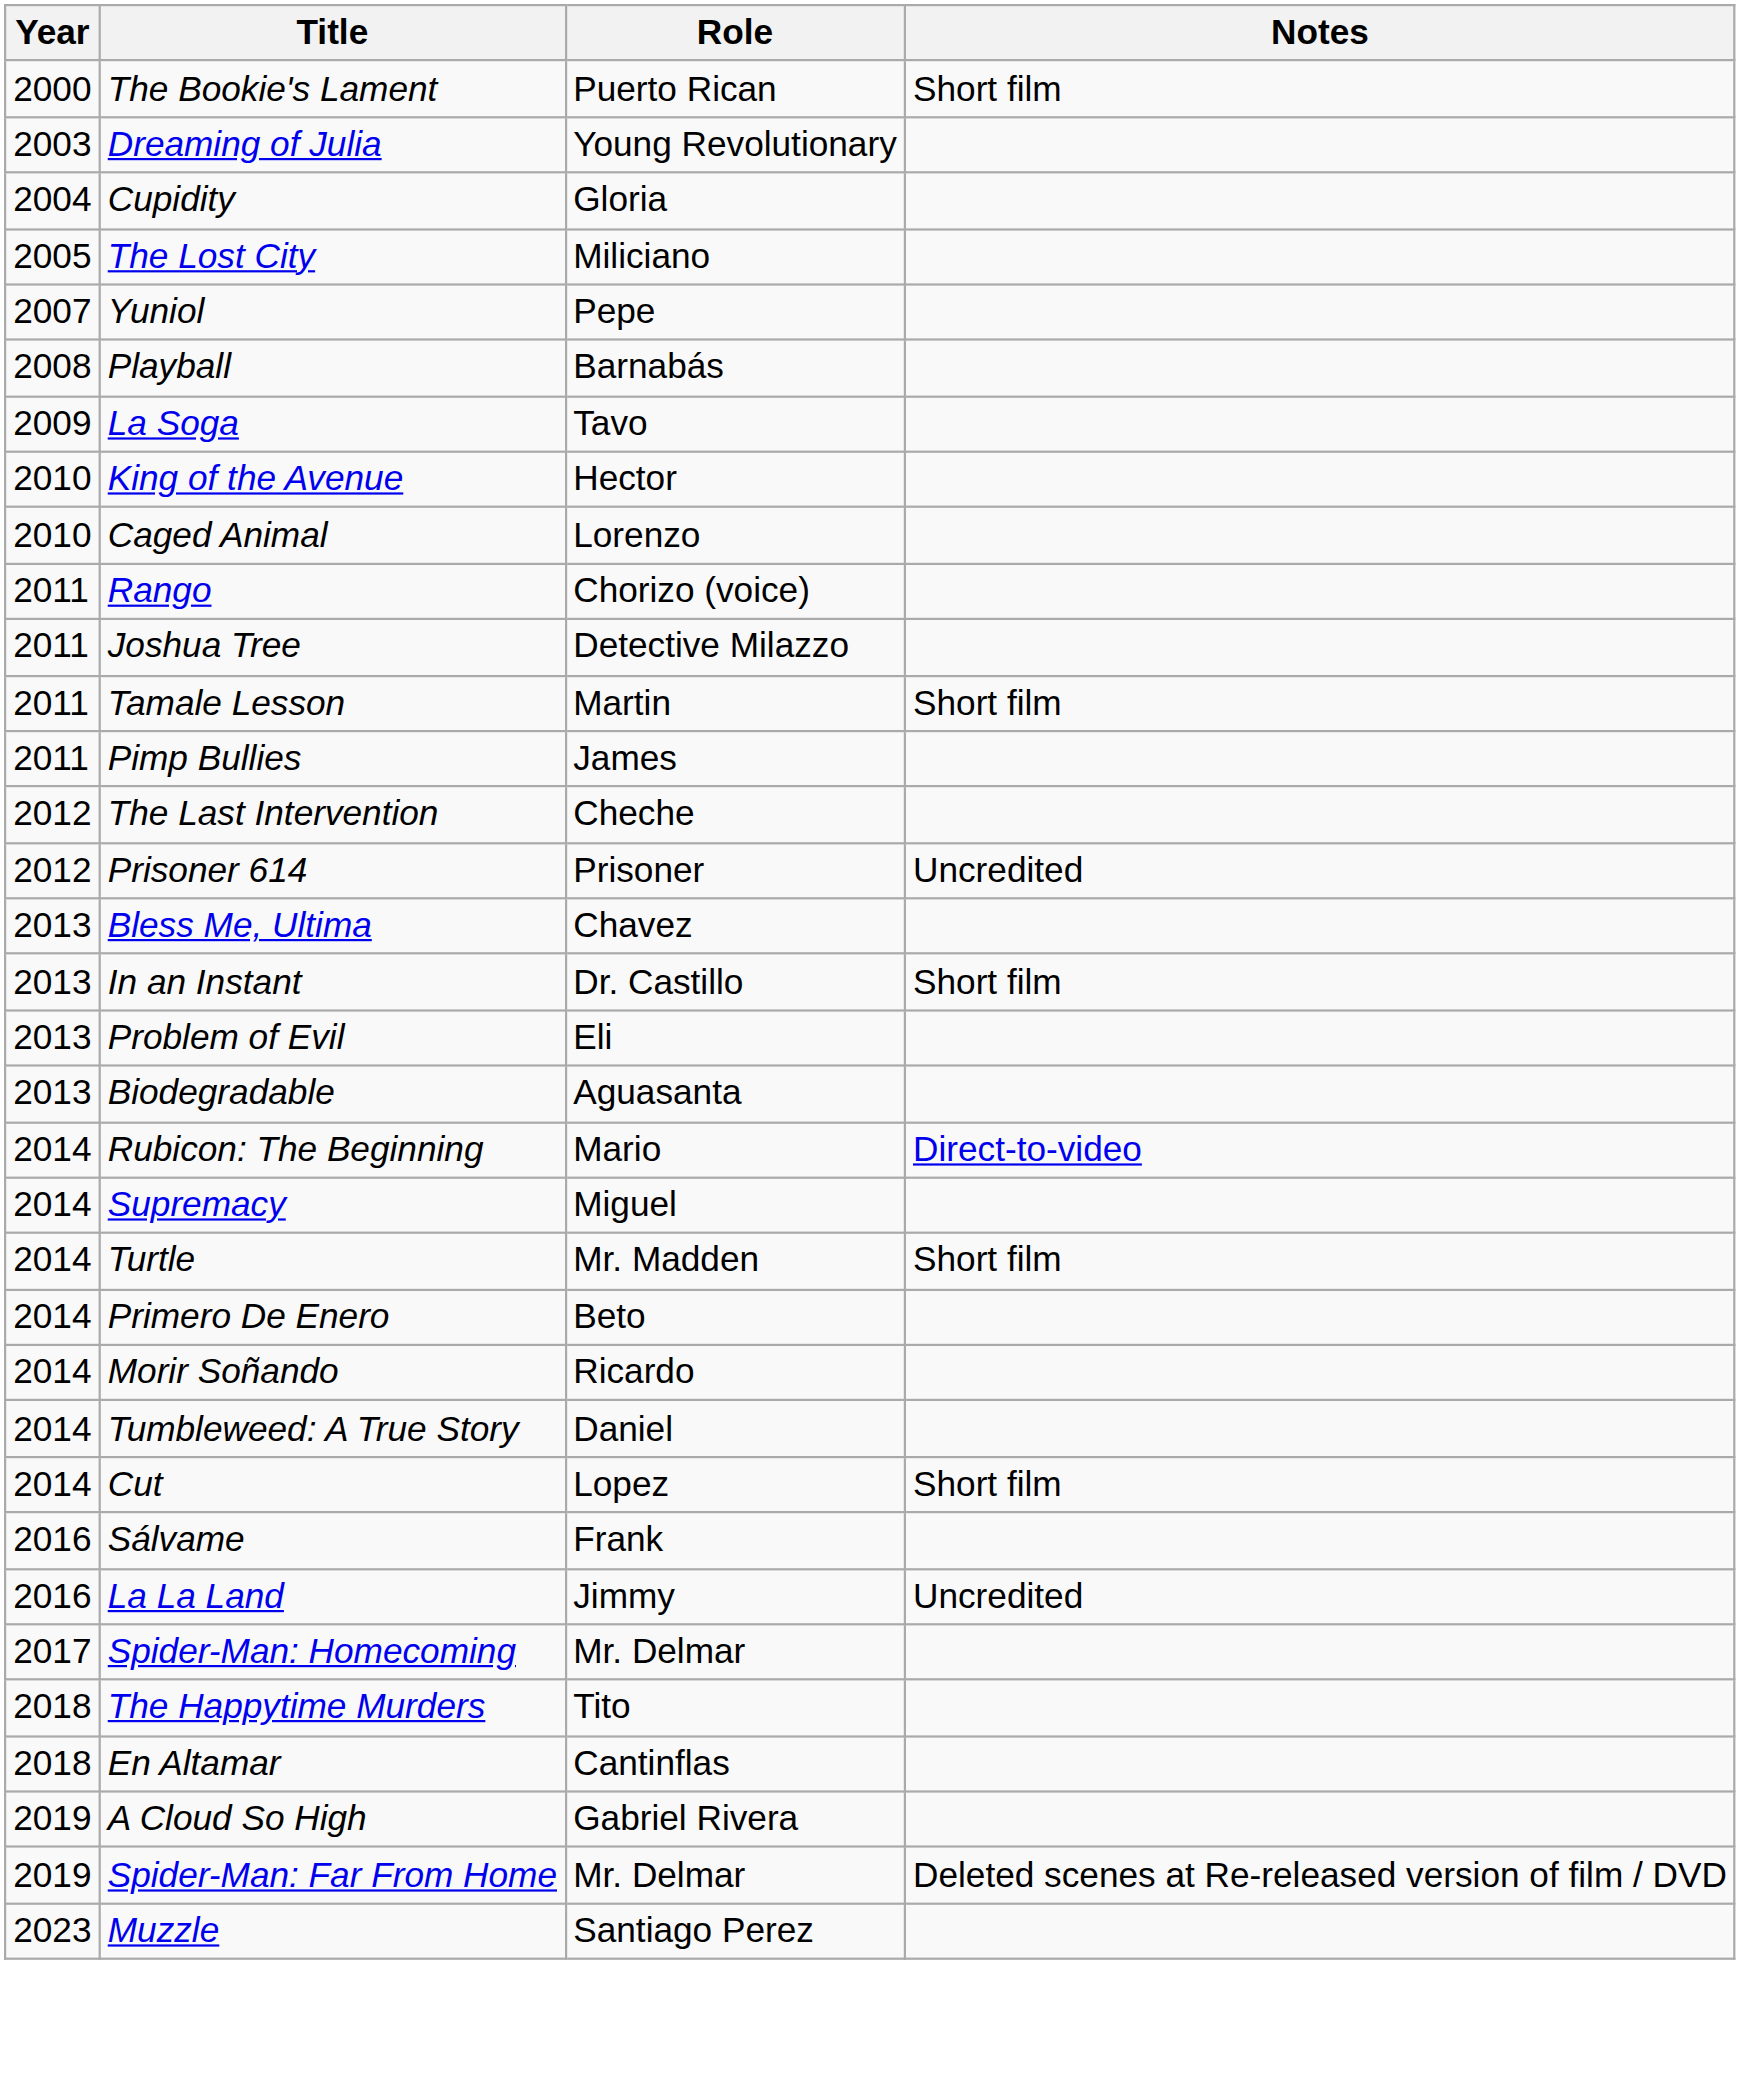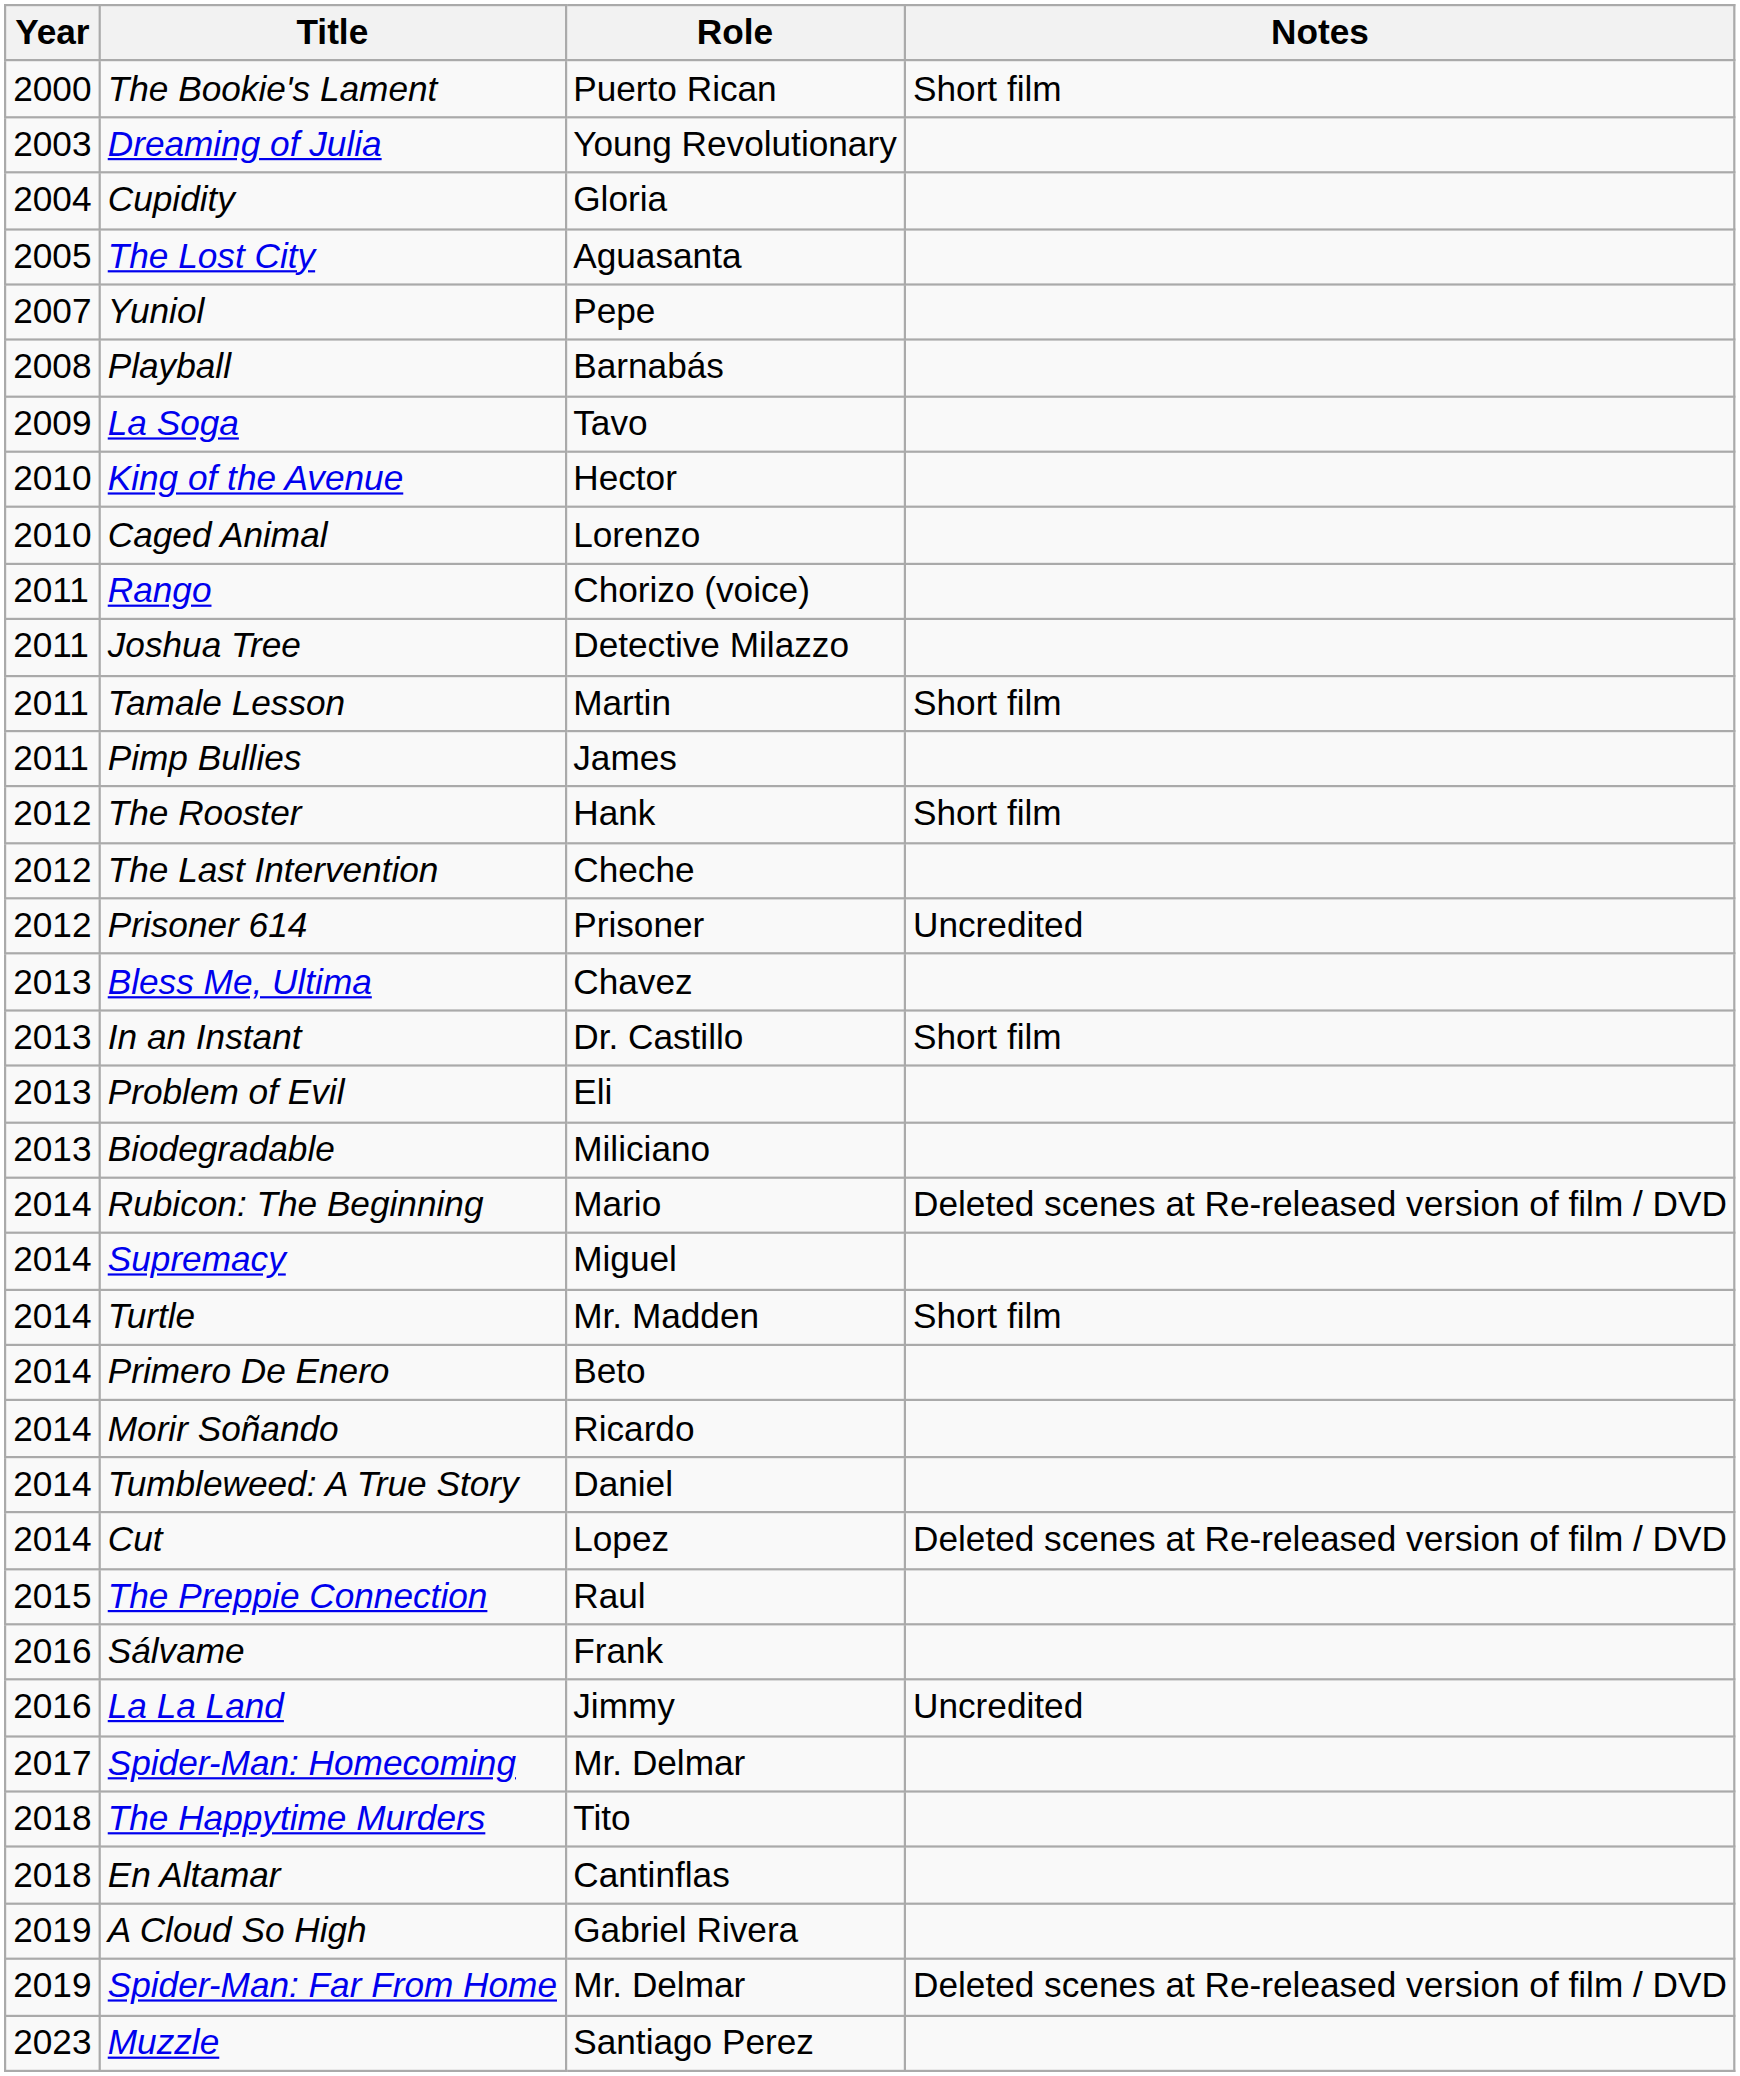(642, 255) Miliciano -> (657, 255) Aguasanta
+ row: (205, 813)
(657, 1093) Aguasanta -> (642, 1148) Miliciano
(1027, 1148) Direct-to-video -> (1320, 1204) Deleted scenes at Re-released version of film / DVD
(987, 1483) Short film -> (1320, 1539) Deleted scenes at Re-released version of film / DVD
+ row: (298, 1595)
